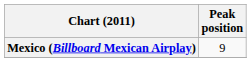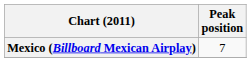(222, 47) 9 -> (222, 47) 7
